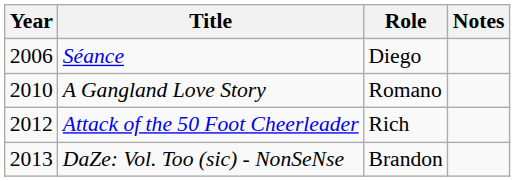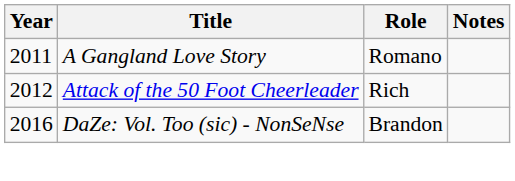- row: (93, 55)
(31, 90) 2010 -> (31, 55) 2011
(31, 158) 2013 -> (31, 124) 2016
